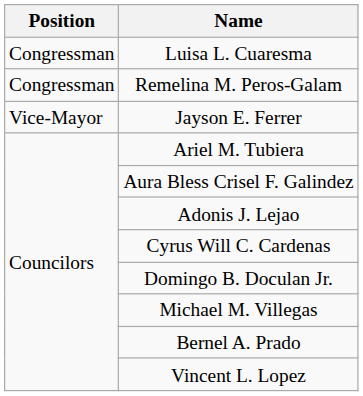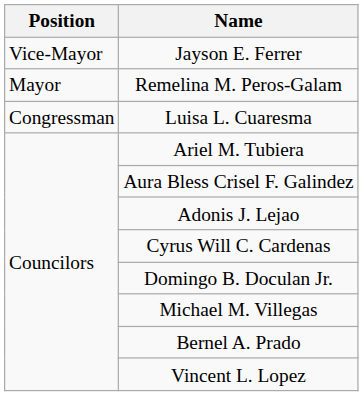rows swapped: (238, 53) <-> (238, 117)
(62, 85) Congressman -> (35, 85) Mayor
